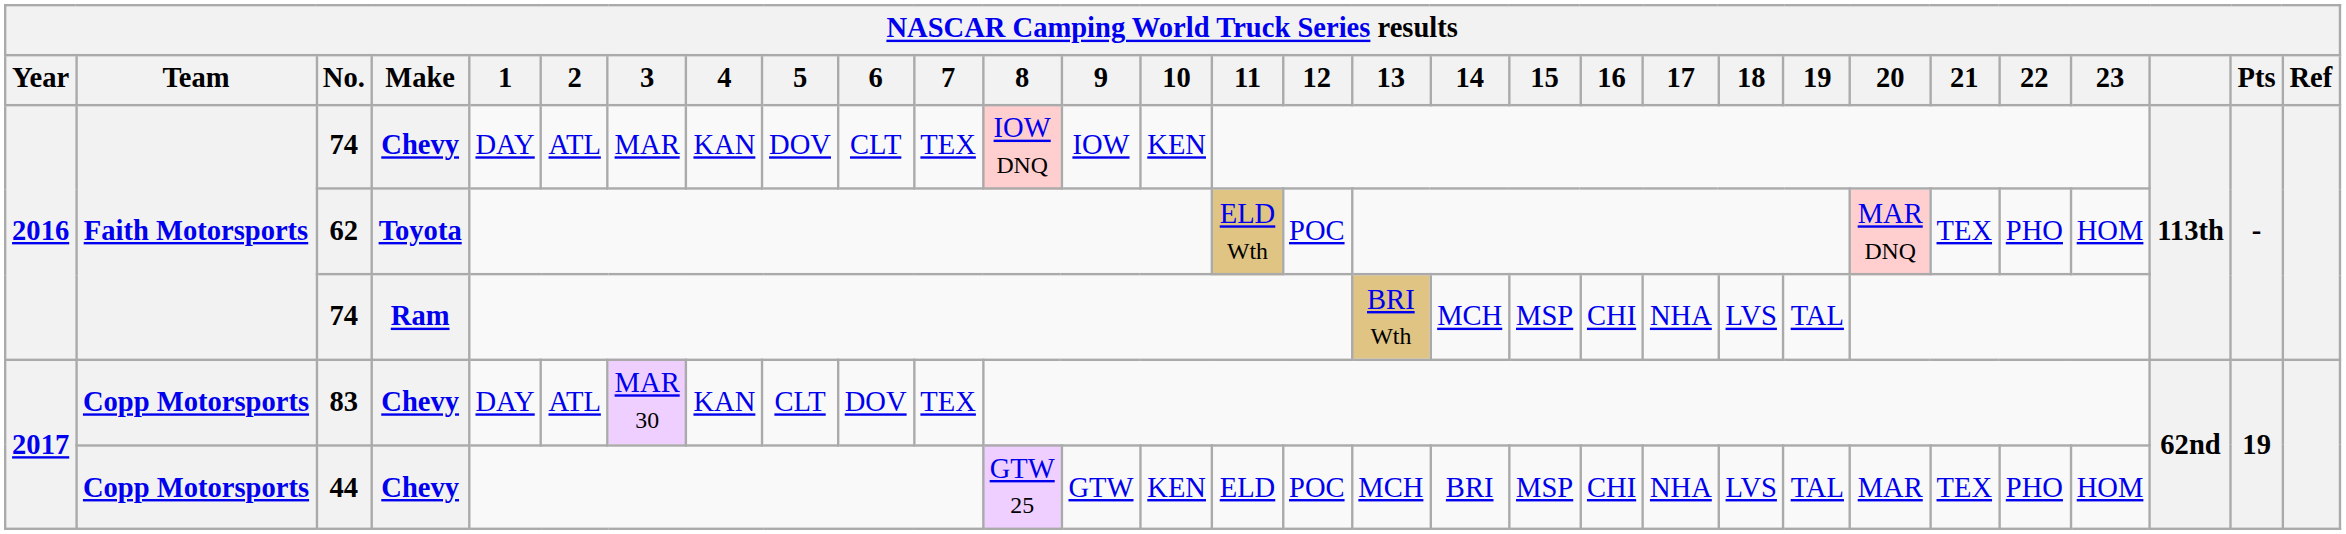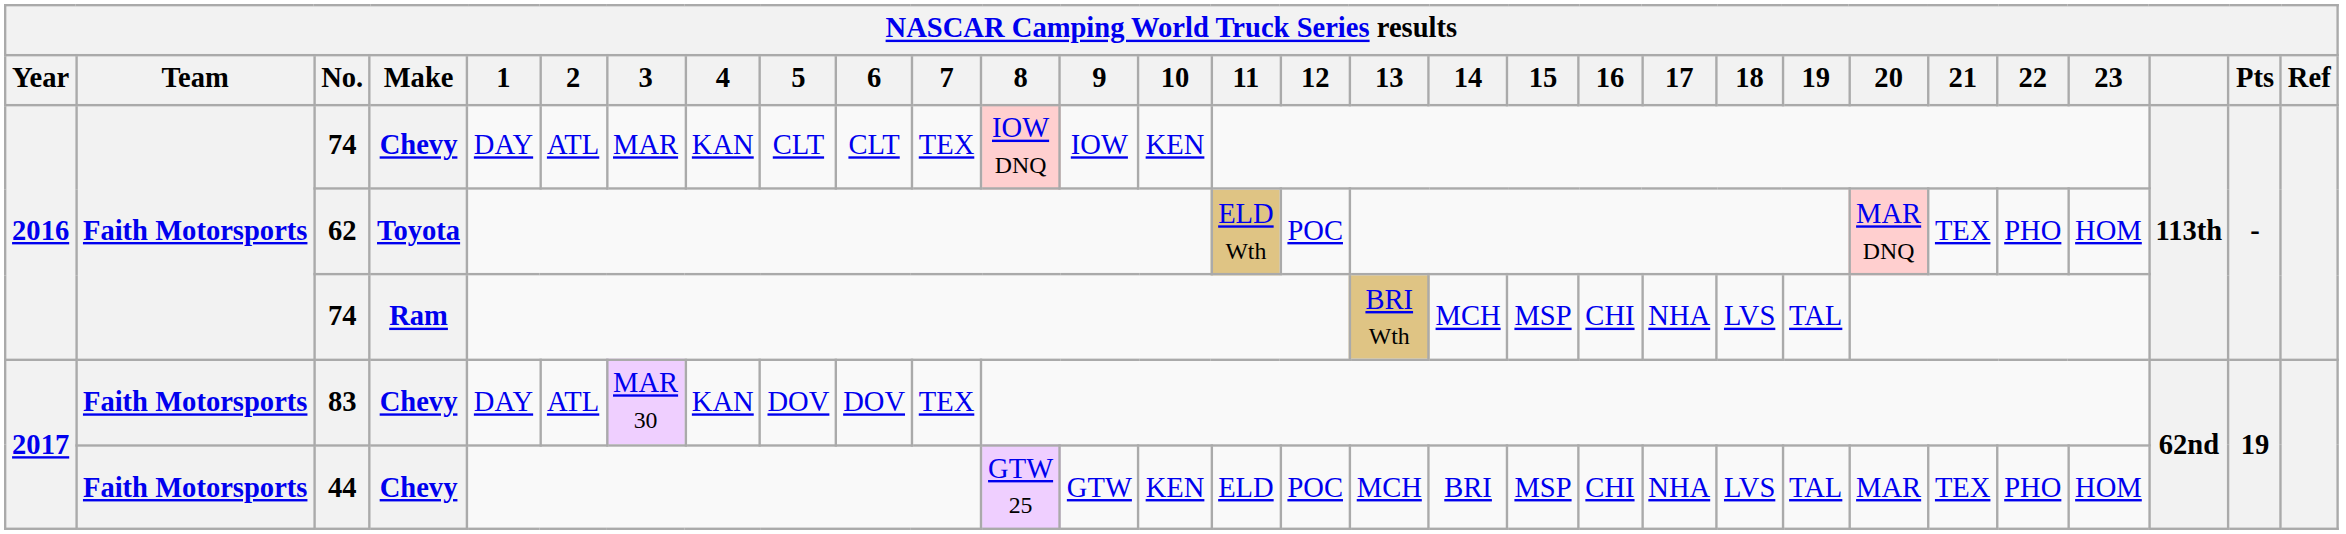(800, 145) DOV -> (798, 145) CLT
(196, 401) Copp Motorsports -> (195, 401) Faith Motorsports
(800, 401) CLT -> (798, 401) DOV
(196, 486) Copp Motorsports -> (195, 486) Faith Motorsports
